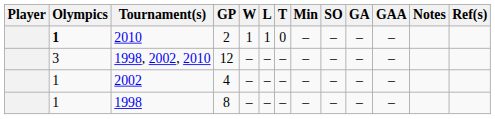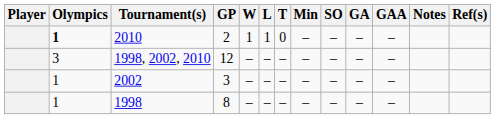(227, 80) 4 -> (227, 80) 3
